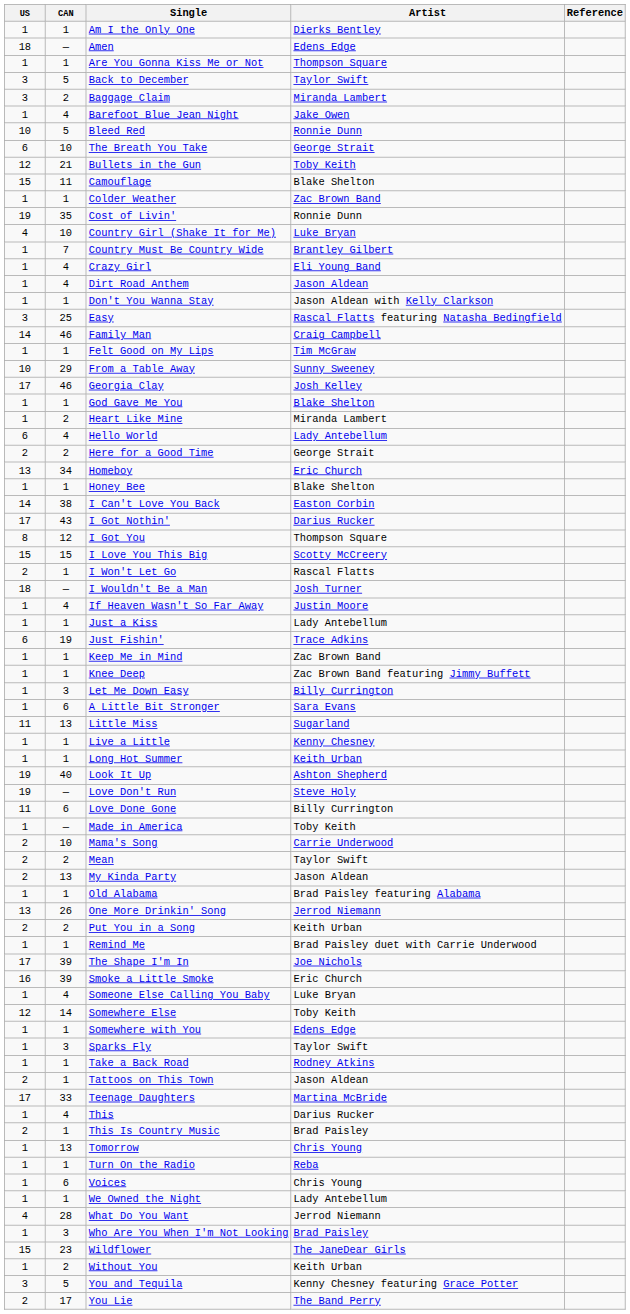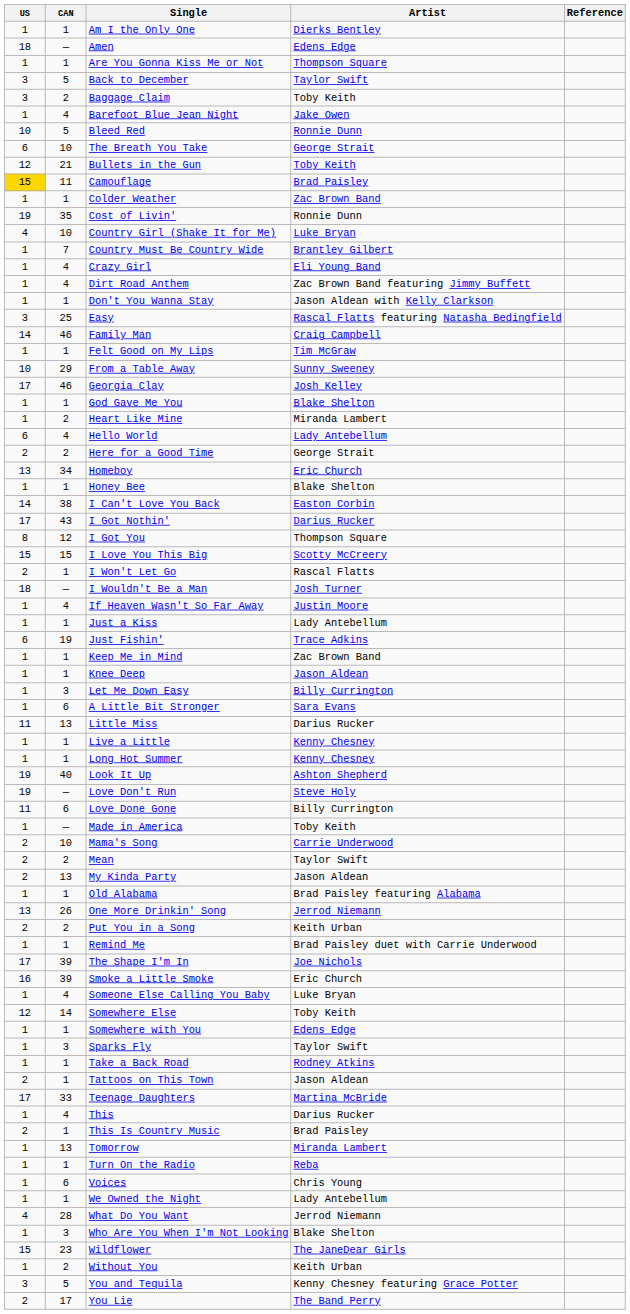(340, 98) Miranda Lambert -> (325, 98) Toby Keith
(25, 182) no background -> (25, 182) gold background
(334, 182) Blake Shelton -> (331, 182) Brad Paisley
(331, 284) Jason Aldean -> (412, 284) Zac Brown Band featuring Jimmy Buffett
(412, 674) Zac Brown Band featuring Jimmy Buffett -> (331, 674) Jason Aldean
(322, 725) Sugarland -> (334, 725) Darius Rucker
(328, 759) Keith Urban -> (334, 759) Kenny Chesney
(328, 1149) Chris Young -> (340, 1149) Miranda Lambert
(331, 1233) Brad Paisley -> (334, 1233) Blake Shelton
